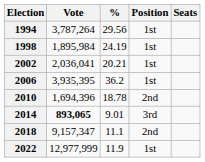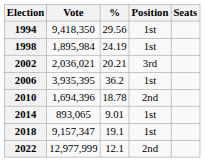(73, 30) 3,787,264 -> (73, 30) 9,418,350
(73, 64) 2,036,041 -> (73, 64) 2,036,021
(150, 64) 1st -> (150, 64) 3rd
(73, 115) bold -> (73, 115) normal
(150, 115) 3rd -> (150, 115) 1st
(115, 132) 11.1 -> (115, 132) 19.1
(150, 132) 2nd -> (150, 132) 1st
(115, 149) 11.9 -> (115, 149) 12.1
(150, 149) 1st -> (150, 149) 2nd
